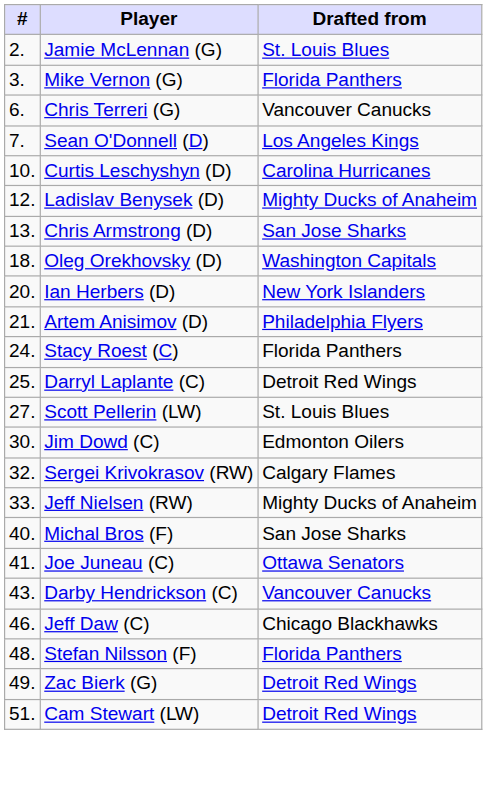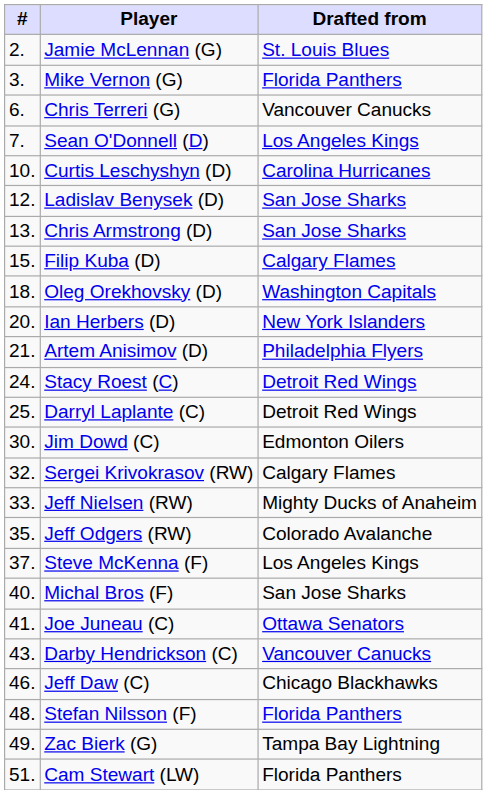(370, 200) Mighty Ducks of Anaheim -> (334, 200) San Jose Sharks
+ row: (102, 261)
(332, 351) Florida Panthers -> (339, 381) Detroit Red Wings
- row: (123, 412)
+ row: (118, 532)
+ row: (126, 563)
(339, 683) Detroit Red Wings -> (351, 744) Tampa Bay Lightning
(339, 714) Detroit Red Wings -> (332, 774) Florida Panthers
